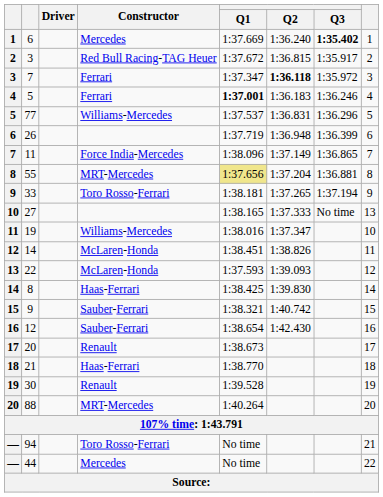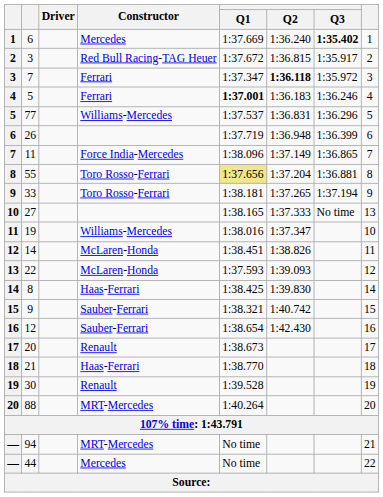(117, 173) MRT-Mercedes -> (125, 173) Toro Rosso-Ferrari
(125, 443) Toro Rosso-Ferrari -> (117, 443) MRT-Mercedes
